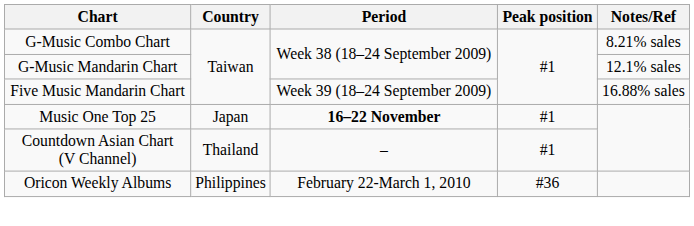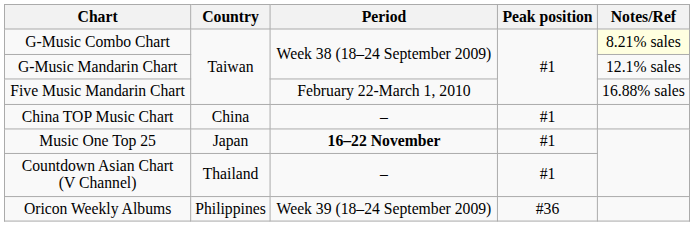(643, 41) no background -> (643, 41) lightyellow background
(384, 91) Week 39 (18–24 September 2009) -> (384, 91) February 22-March 1, 2010
+ row: (98, 116)
(384, 183) February 22-March 1, 2010 -> (384, 208) Week 39 (18–24 September 2009)
